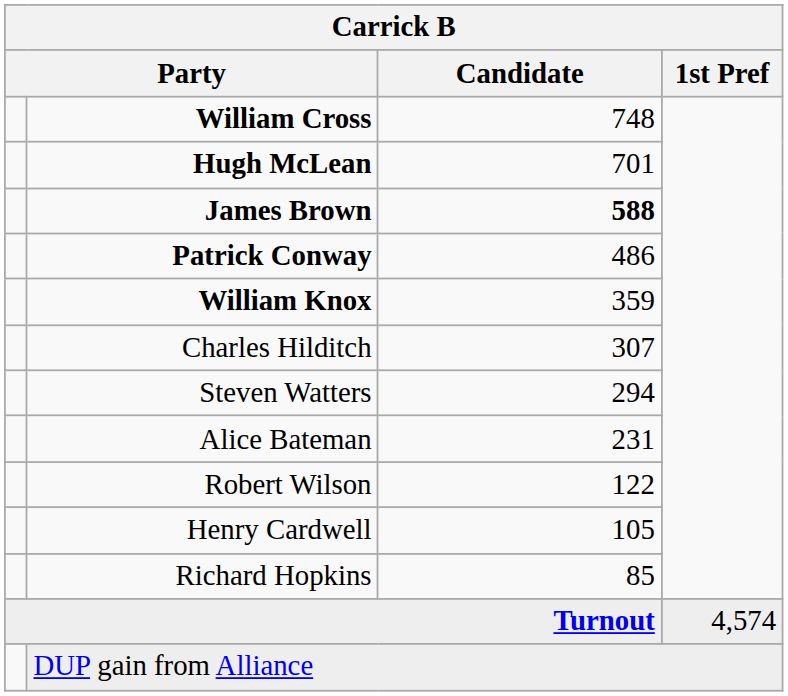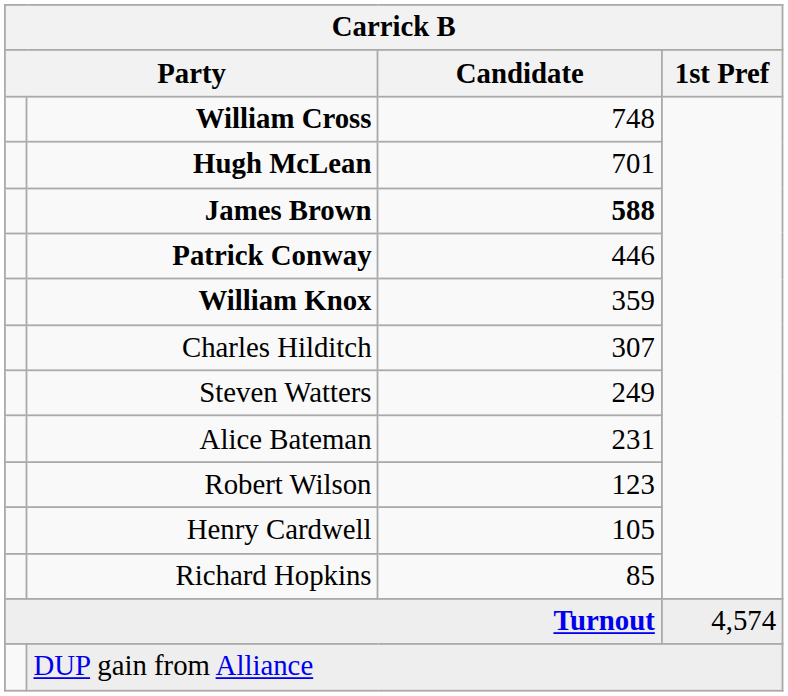(633, 255) 486 -> (633, 255) 446
(633, 392) 294 -> (633, 392) 249
(633, 484) 122 -> (633, 484) 123
